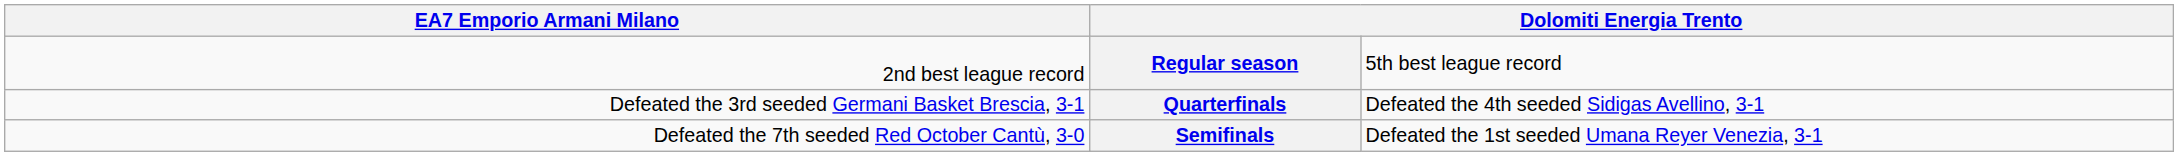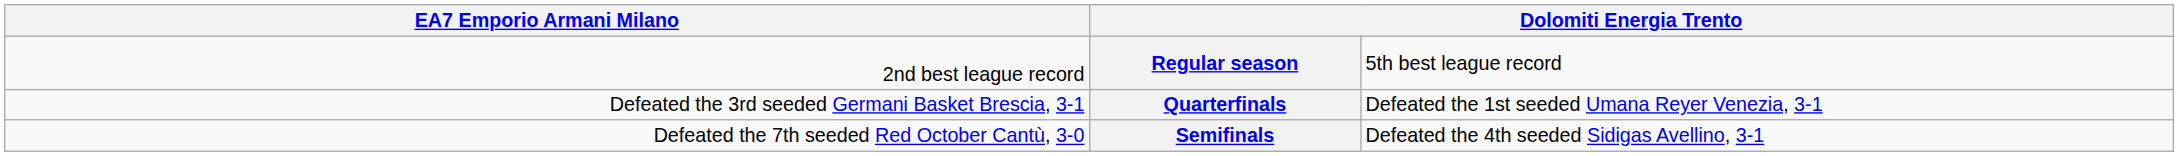(1565, 105) Defeated the 4th seeded Sidigas Avellino, 3-1 -> (1594, 105) Defeated the 1st seeded Umana Reyer Venezia, 3-1
(1594, 136) Defeated the 1st seeded Umana Reyer Venezia, 3-1 -> (1565, 136) Defeated the 4th seeded Sidigas Avellino, 3-1
